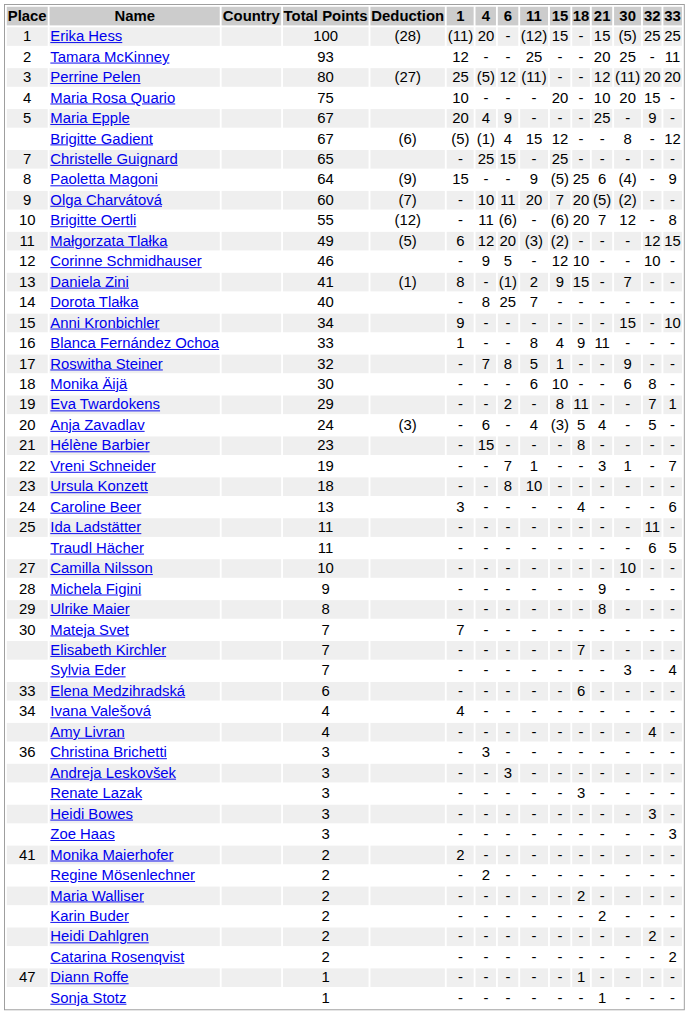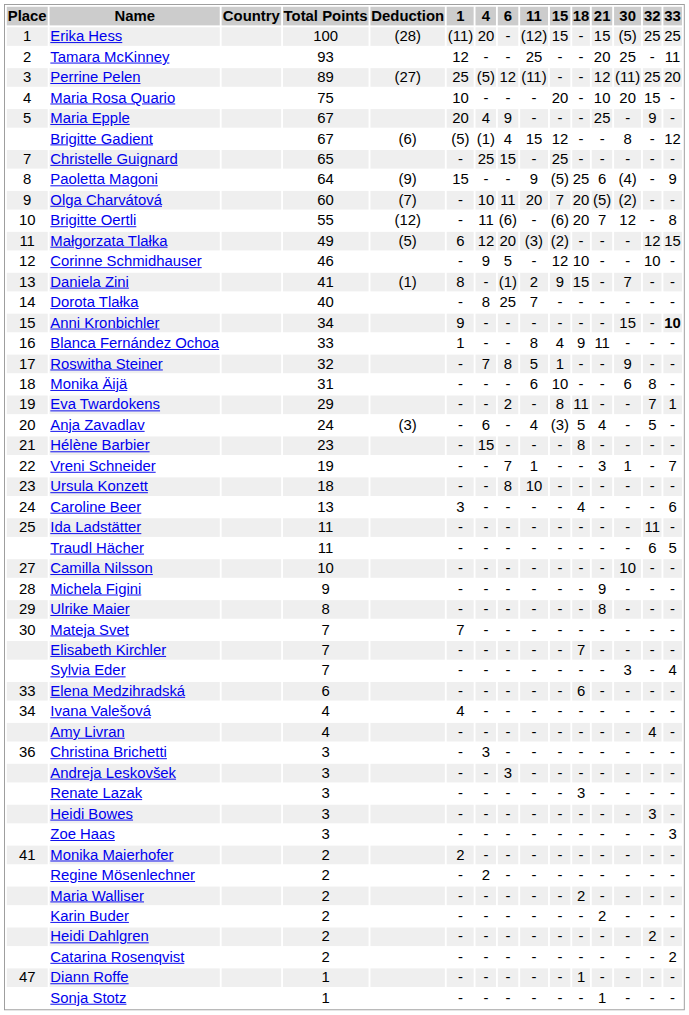(326, 77) 80 -> (326, 77) 89
(652, 77) 20 -> (652, 77) 25
(673, 323) normal -> (673, 323) bold
(326, 384) 30 -> (326, 384) 31
